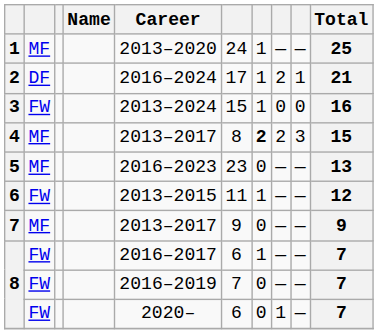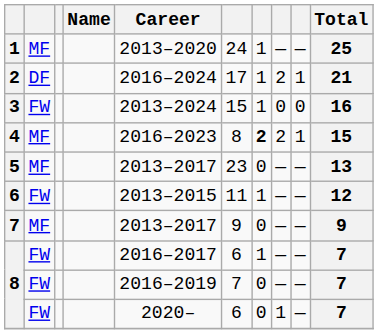(168, 137) 2013–2017 -> (168, 137) 2016–2023
(300, 137) 3 -> (300, 137) 1
(168, 167) 2016–2023 -> (168, 167) 2013–2017
